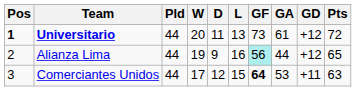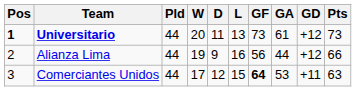(335, 34) 72 -> (335, 34) 73
(258, 55) paleturquoise background -> (258, 55) no background
(335, 55) 65 -> (335, 55) 66
